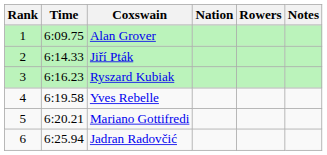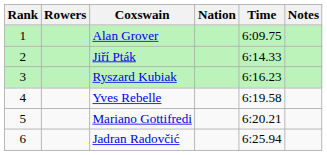columns swapped: (260, 14) <-> (64, 14)
